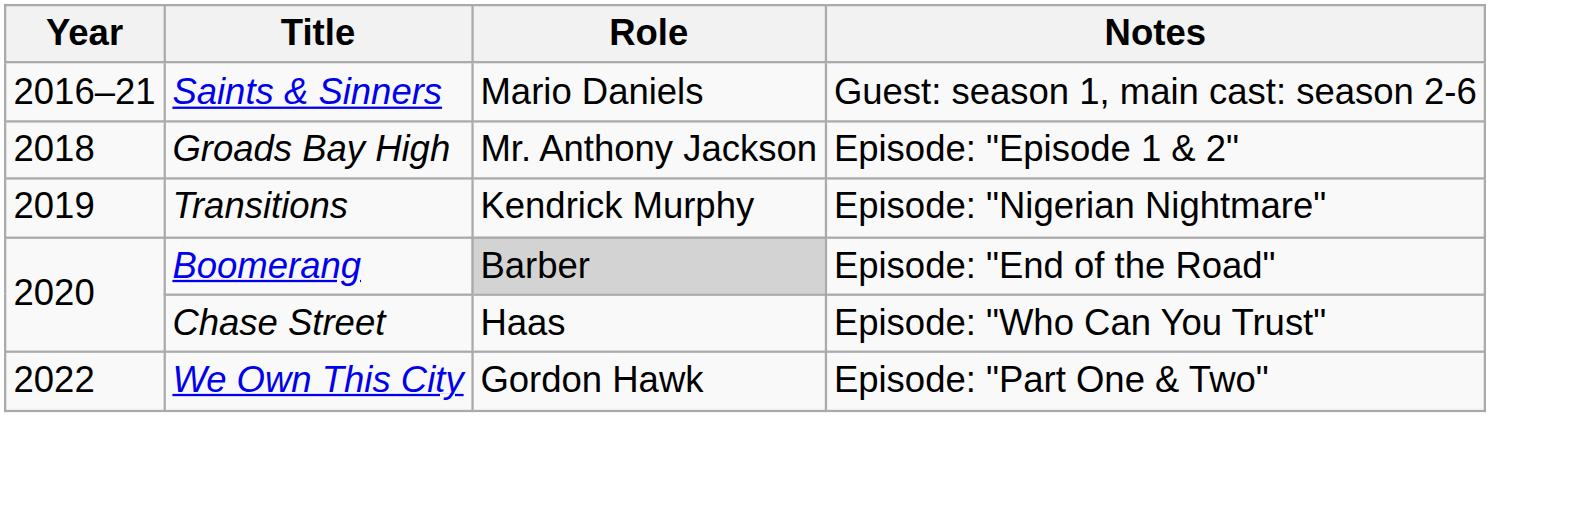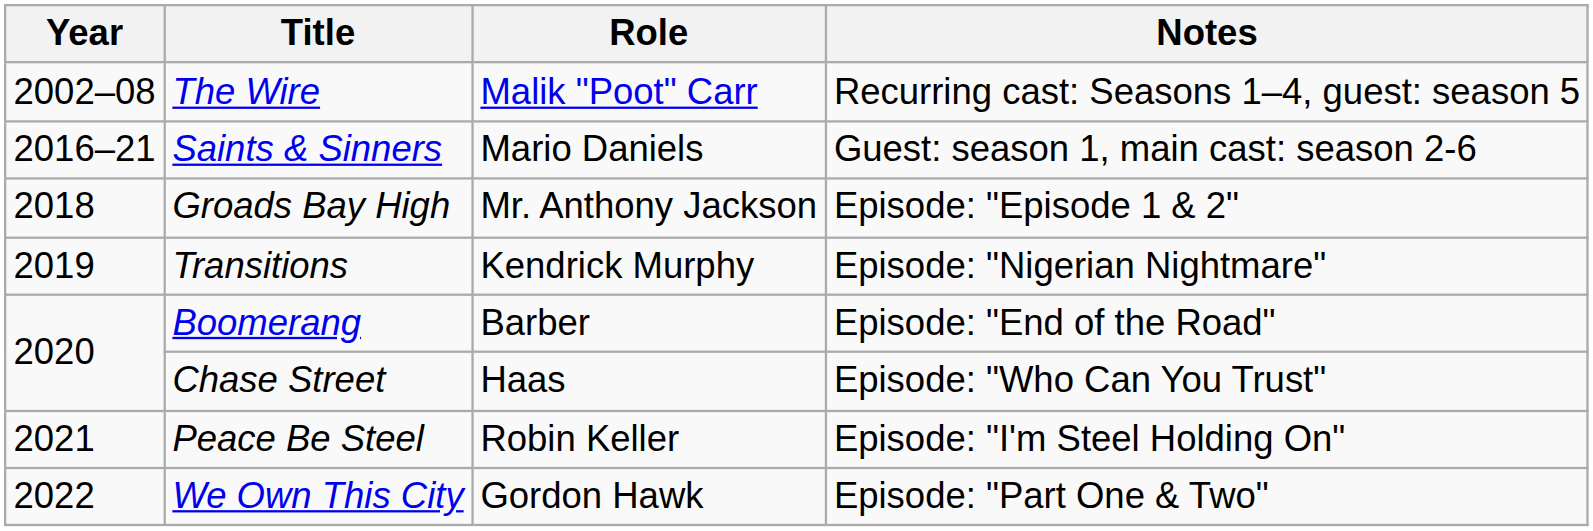+ row: (246, 91)
(535, 264) lightgrey background -> (535, 322) no background
+ row: (298, 438)
